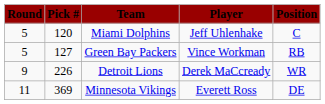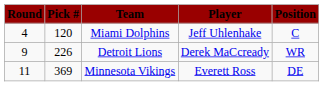(24, 33) 5 -> (24, 33) 4
- row: (131, 52)
